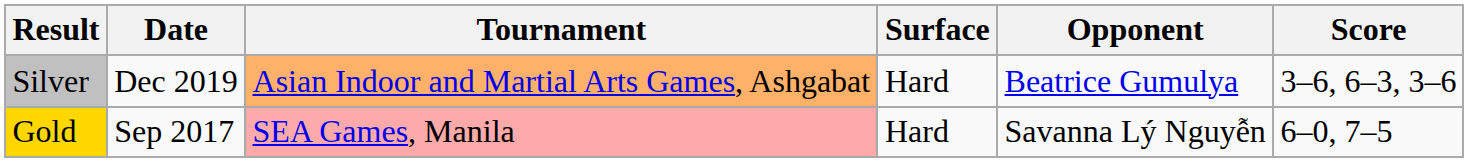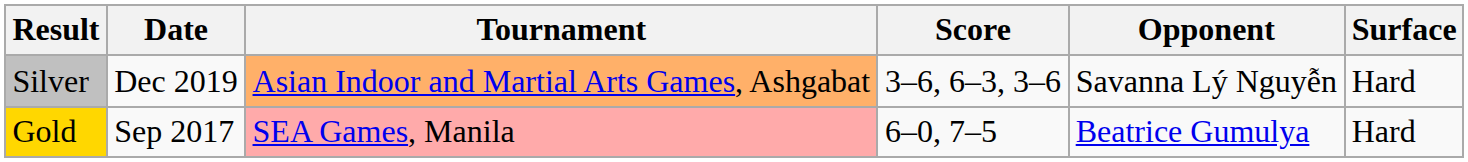columns swapped: (937, 29) <-> (1369, 29)
(1121, 80) Beatrice Gumulya -> (1206, 80) Savanna Lý Nguyễn
(1135, 131) Savanna Lý Nguyễn -> (1193, 131) Beatrice Gumulya
